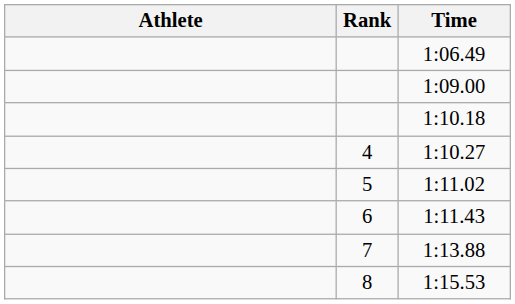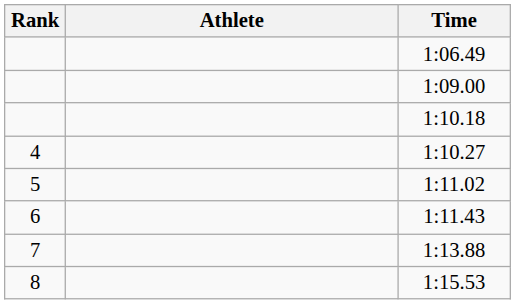columns swapped: (367, 20) <-> (171, 20)
